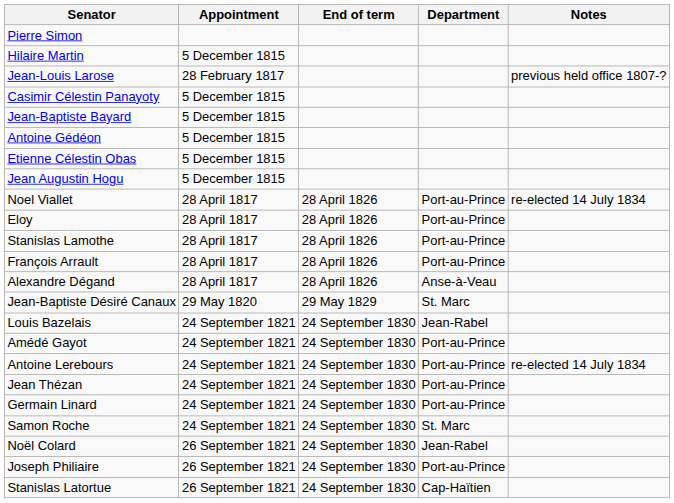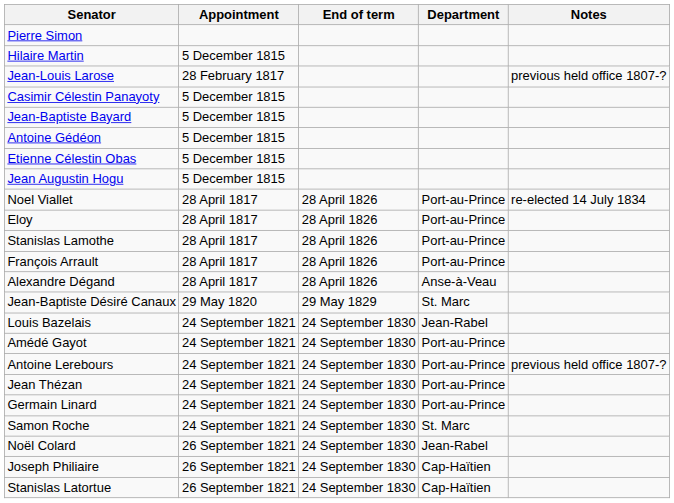(578, 364) re-elected 14 July 1834 -> (589, 364) previous held office 1807-?
(463, 466) Port-au-Prince -> (456, 466) Cap-Haïtien
